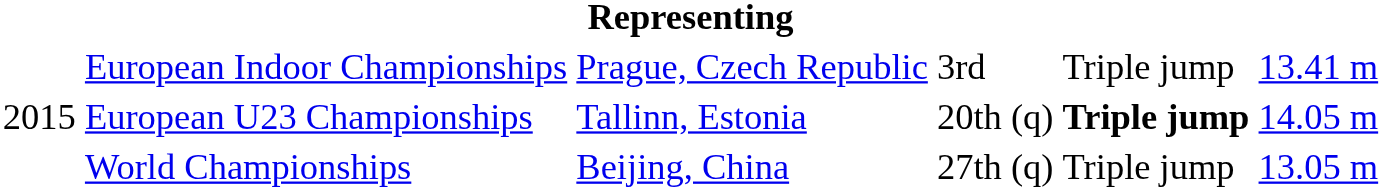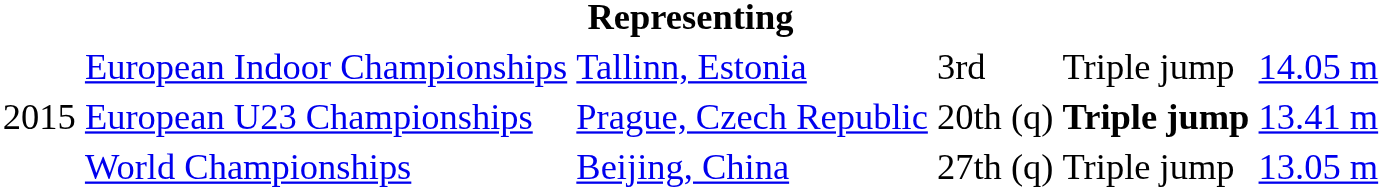(752, 66) Prague, Czech Republic -> (692, 66) Tallinn, Estonia
(1318, 66) 13.41 m -> (1318, 66) 14.05 m
(692, 117) Tallinn, Estonia -> (752, 117) Prague, Czech Republic
(1318, 117) 14.05 m -> (1318, 117) 13.41 m
